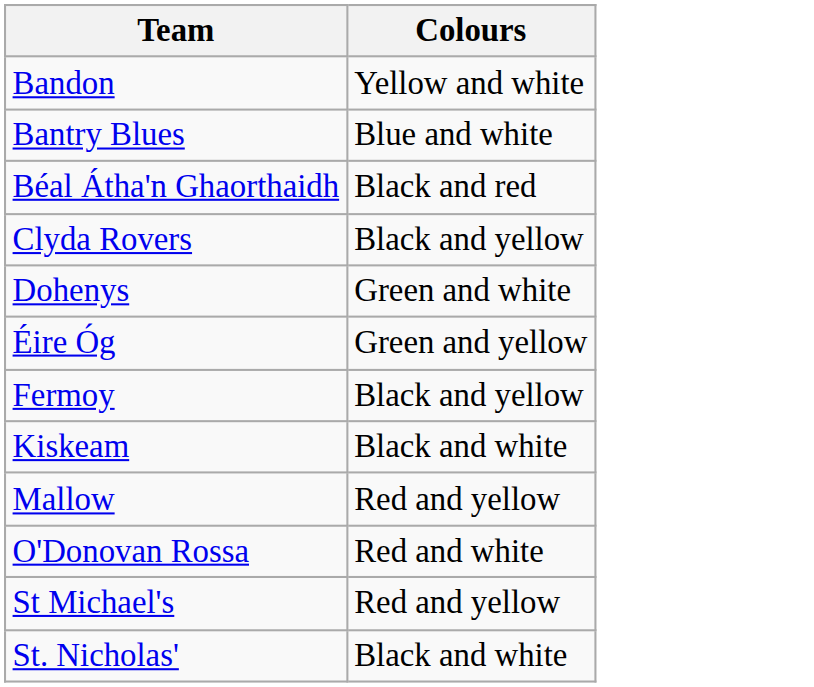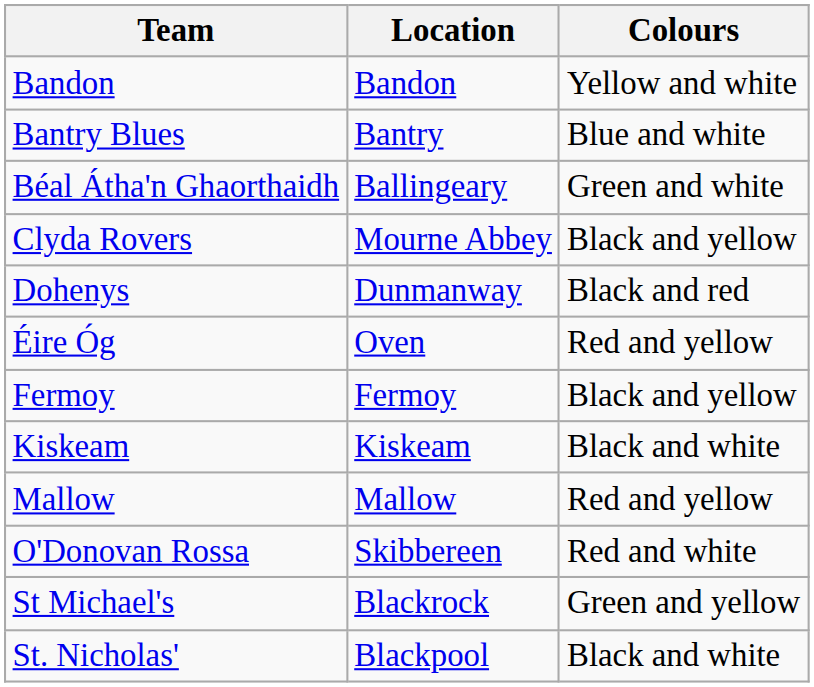+ column: (453, 30)
(445, 186) Black and red -> (675, 186) Green and white
(463, 290) Green and white -> (658, 290) Black and red
(471, 342) Green and yellow -> (670, 342) Red and yellow
(457, 602) Red and yellow -> (684, 602) Green and yellow
